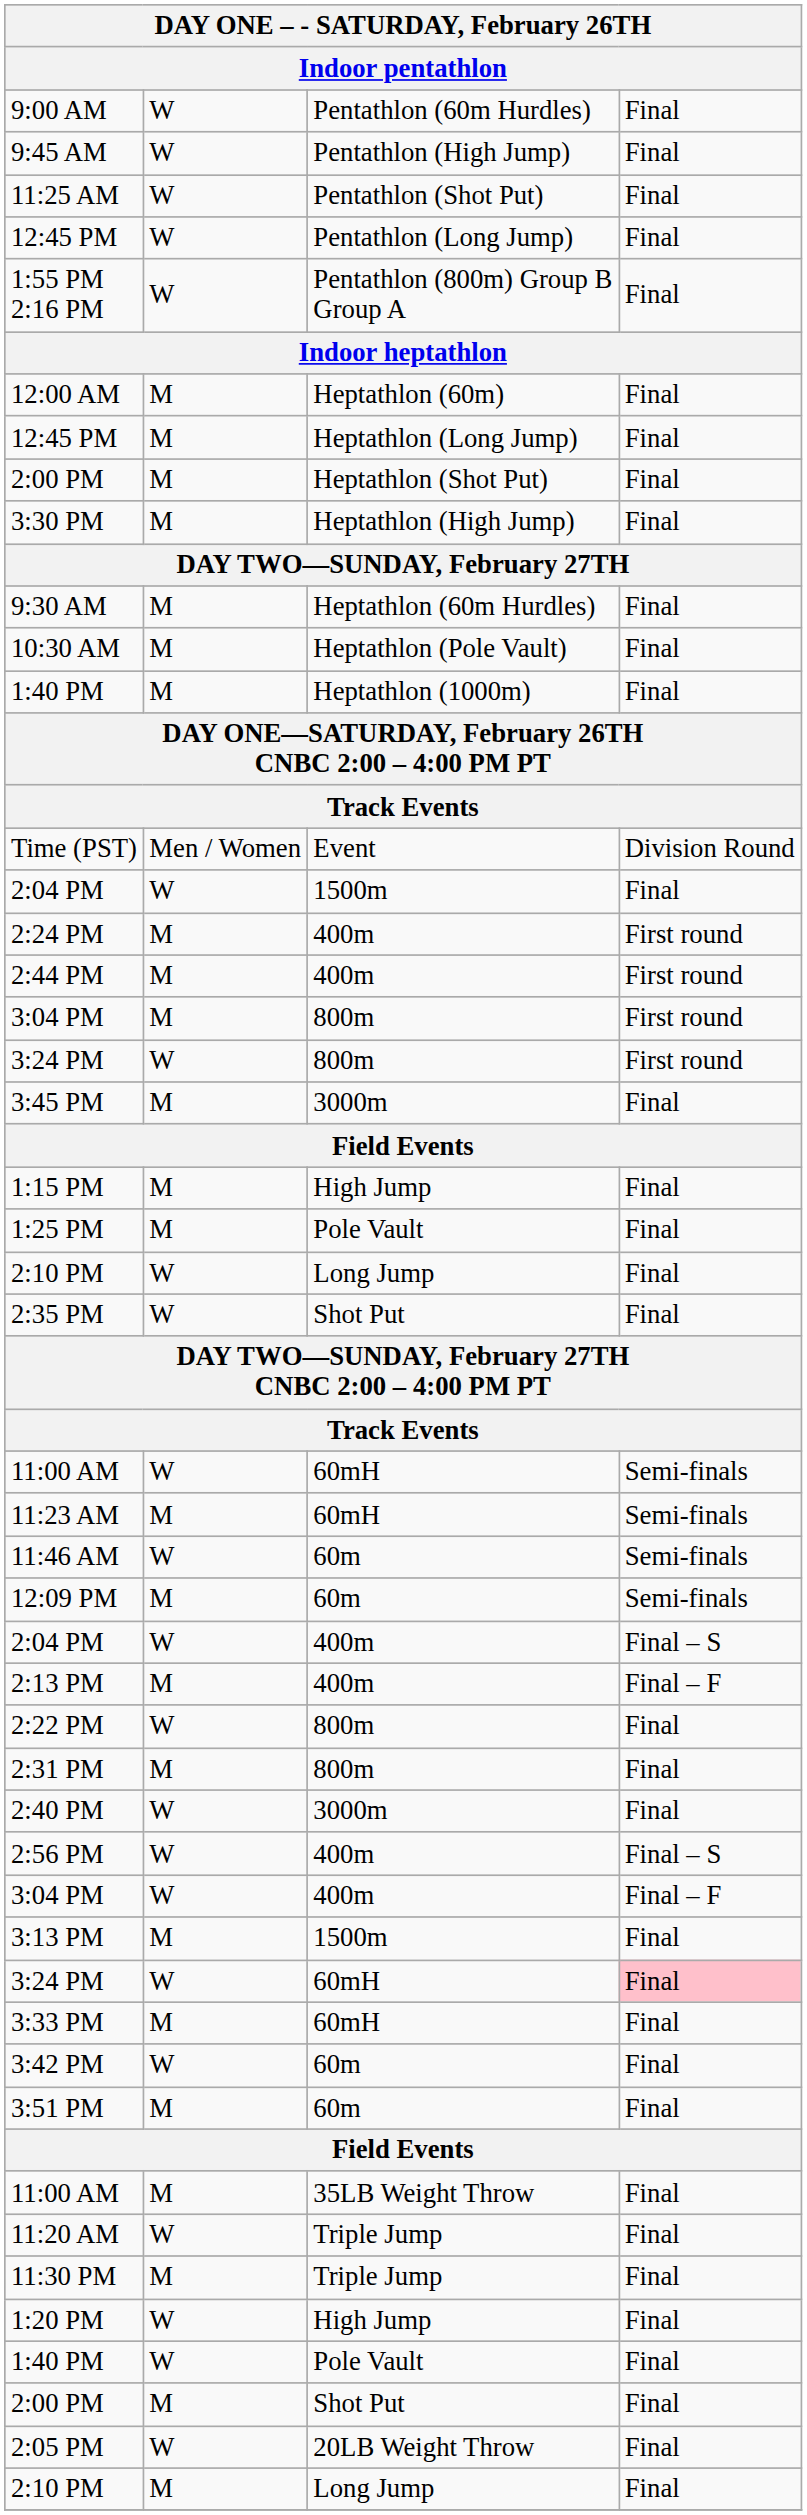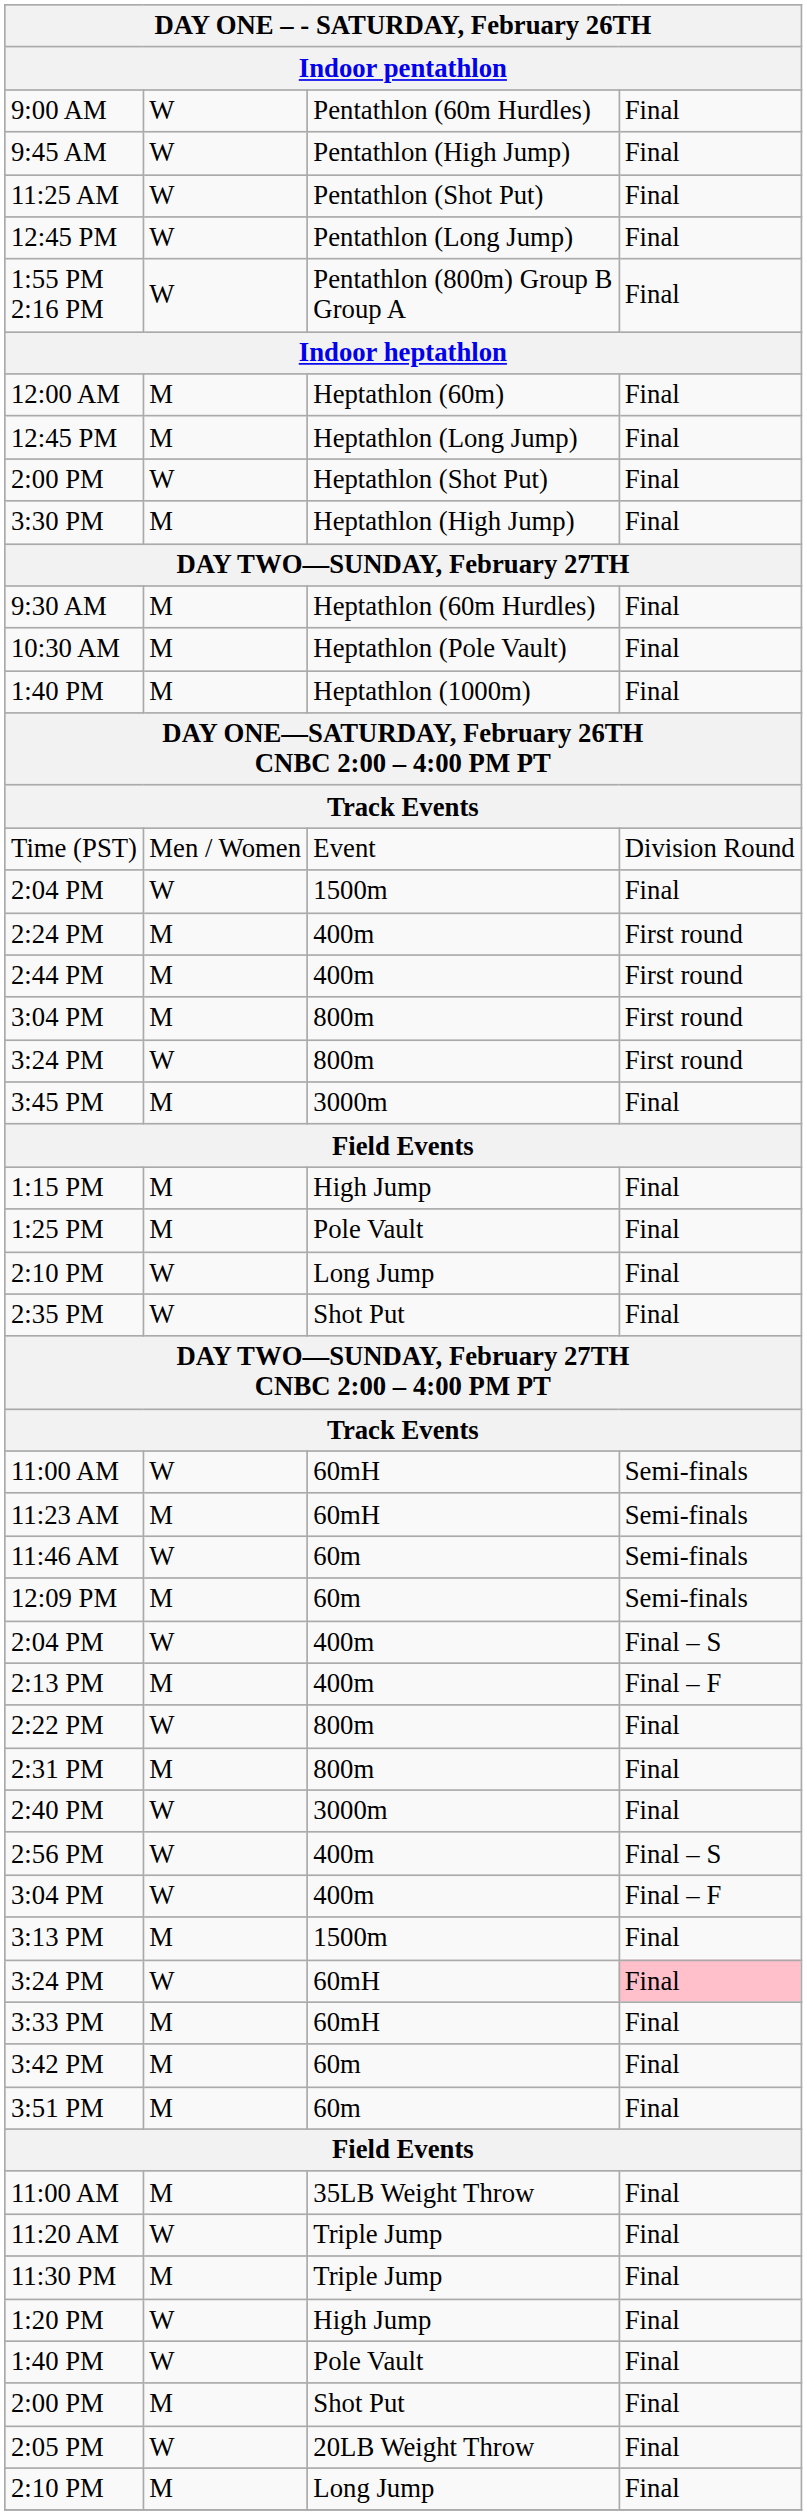(161, 479) M -> (162, 479) W
(162, 2065) W -> (161, 2065) M
